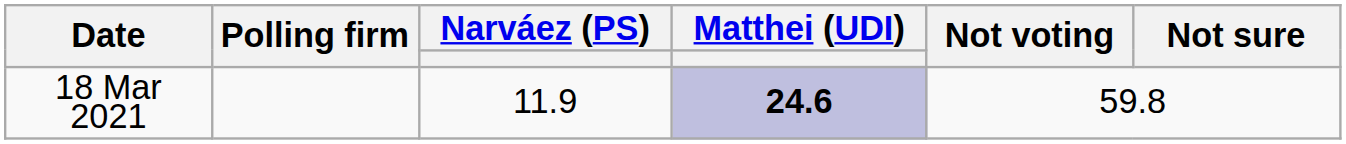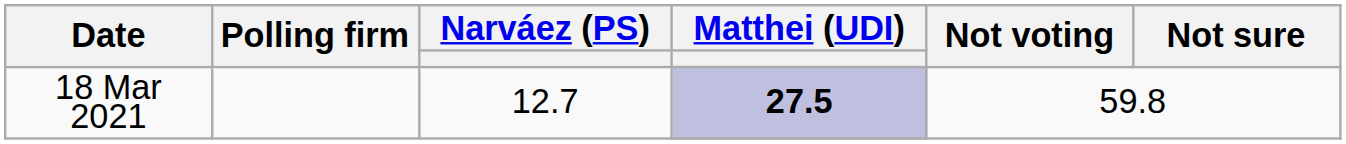(545, 103) 11.9 -> (545, 103) 12.7
(799, 103) 24.6 -> (799, 103) 27.5
